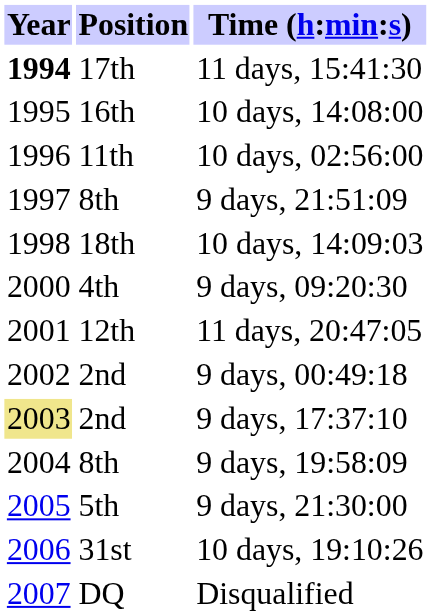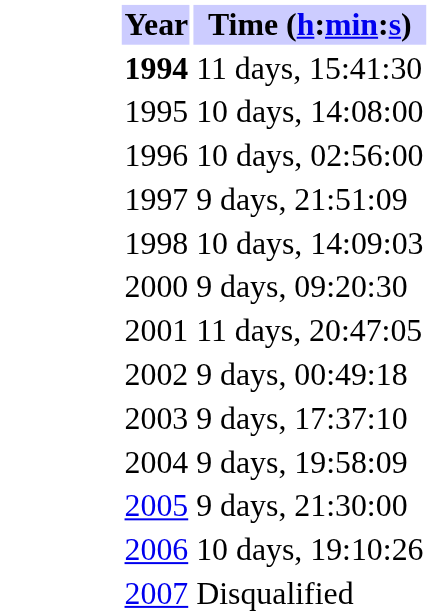- column: (133, 25)
(39, 419) khaki background -> (156, 419) no background
